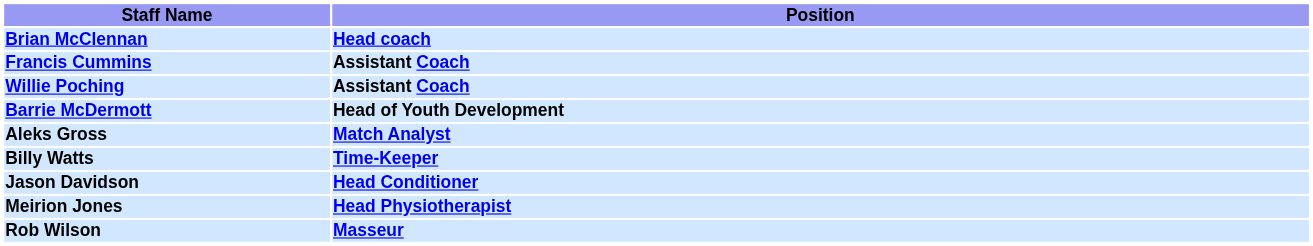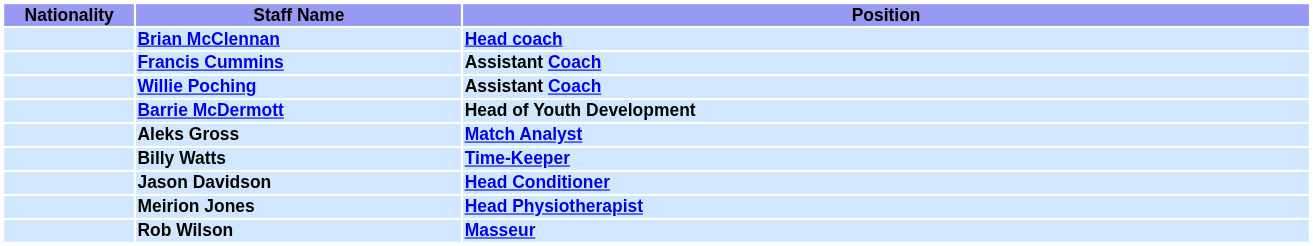+ column: (69, 15)
